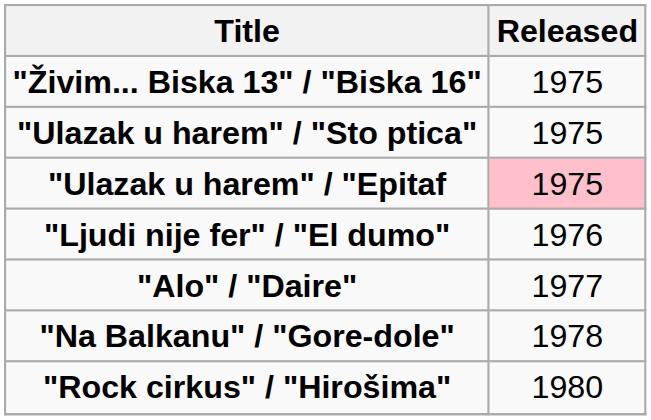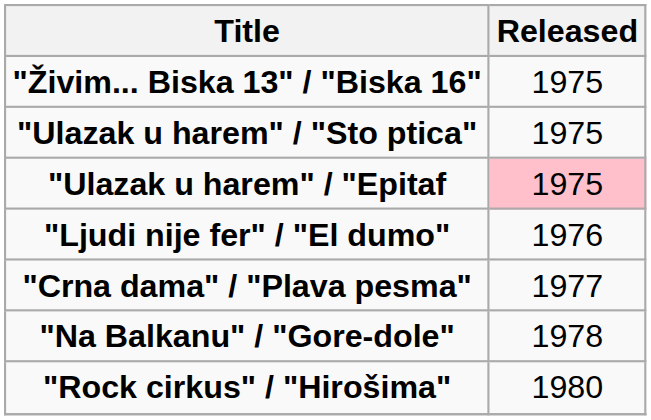+ row: (247, 286)
- row: (247, 286)
